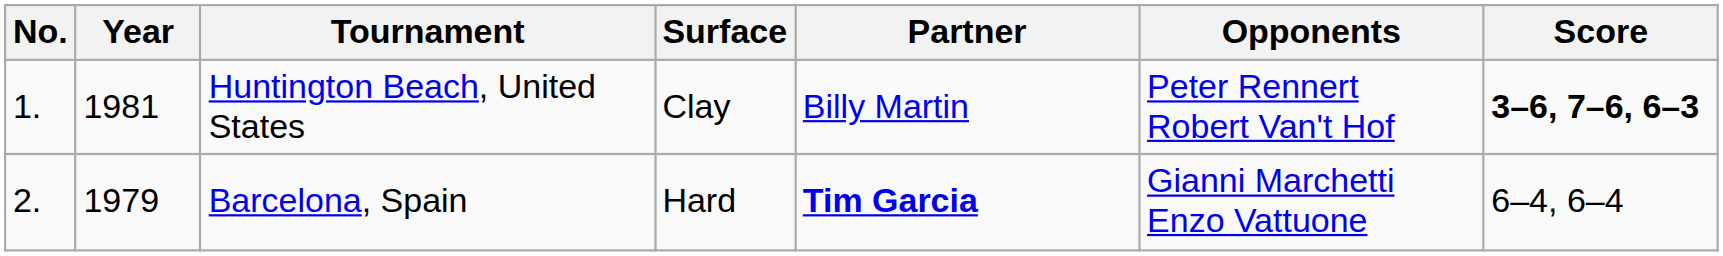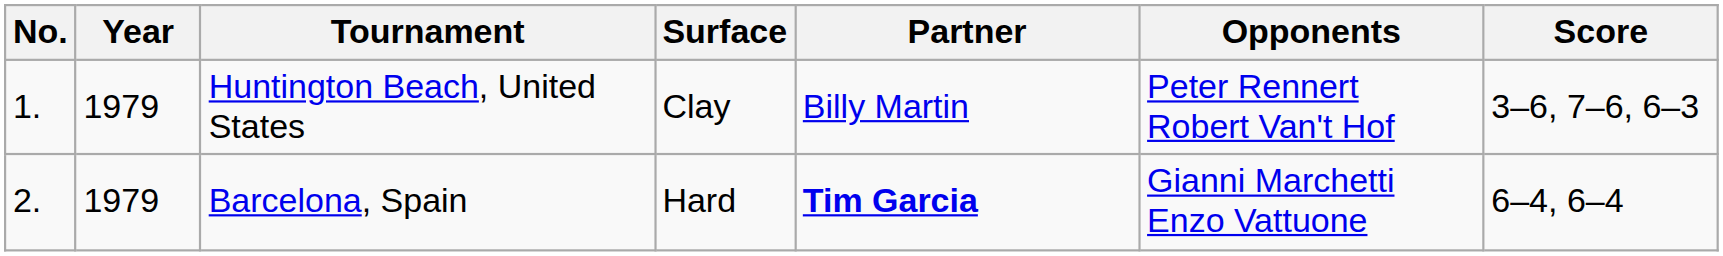(121, 106) 1981 -> (121, 106) 1979
(1595, 106) bold -> (1595, 106) normal
